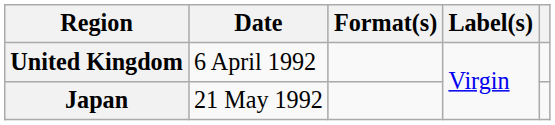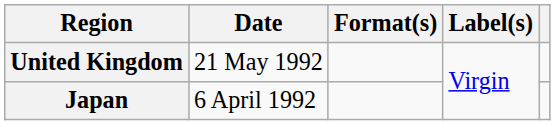(255, 61) 6 April 1992 -> (258, 61) 21 May 1992
(258, 100) 21 May 1992 -> (255, 100) 6 April 1992
